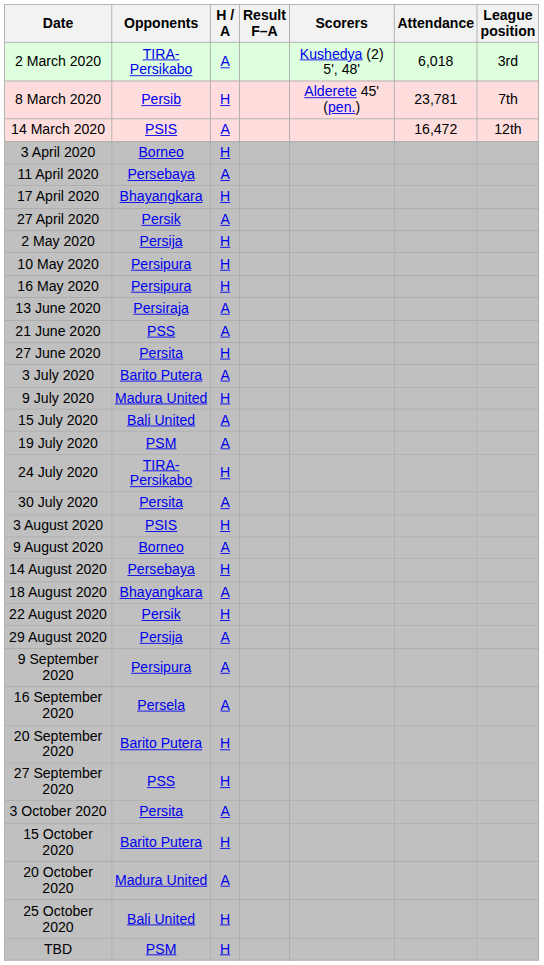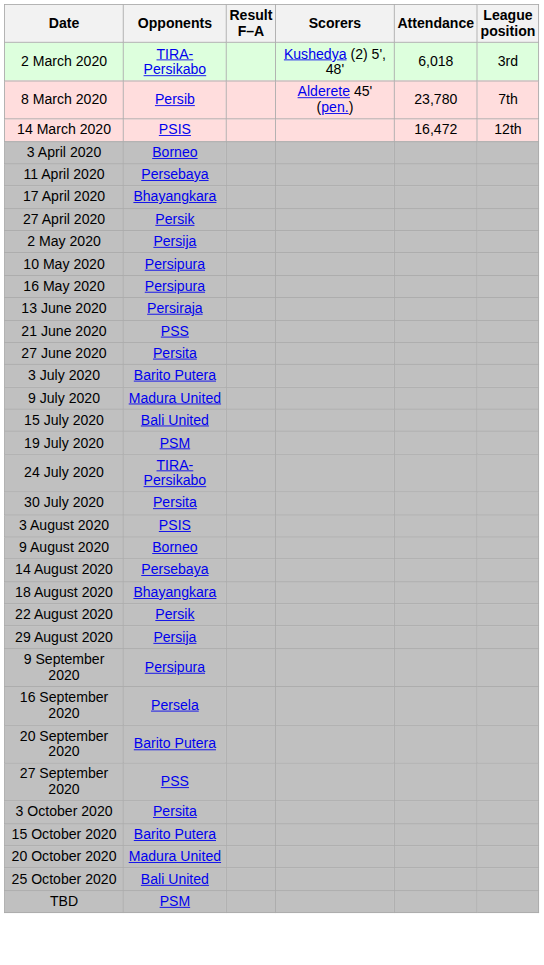- column: (225, 23)
(436, 99) 23,781 -> (436, 99) 23,780
